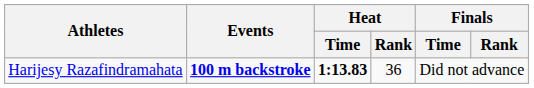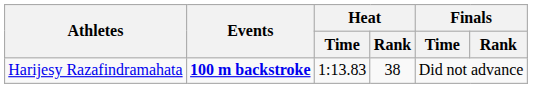(343, 70) bold -> (342, 70) normal
(393, 70) 36 -> (393, 70) 38
